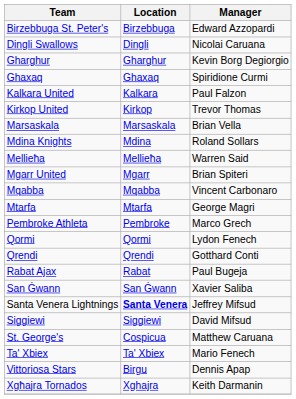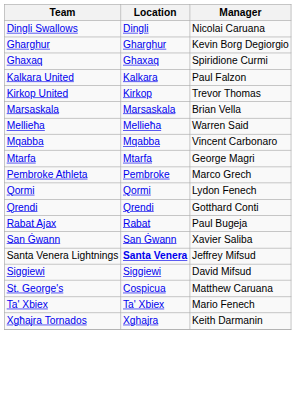- row: (57, 28)
- row: (39, 142)
- row: (36, 175)
- row: (41, 369)
